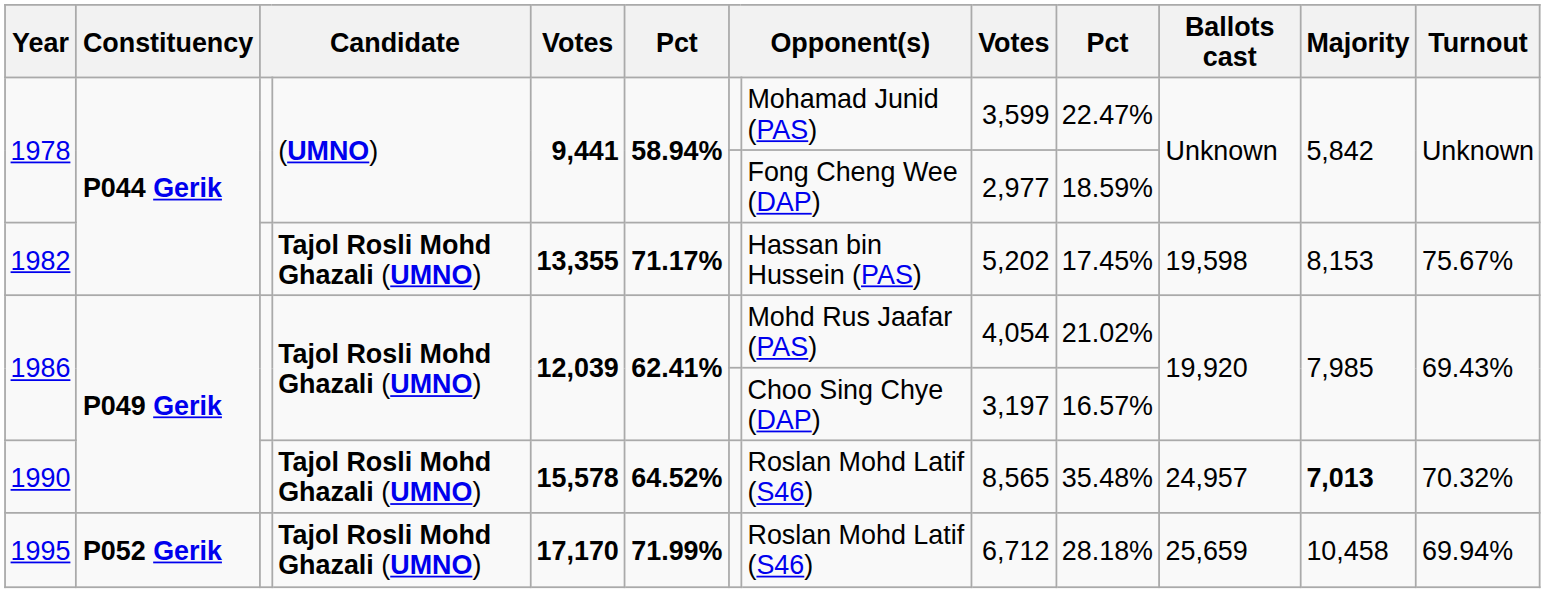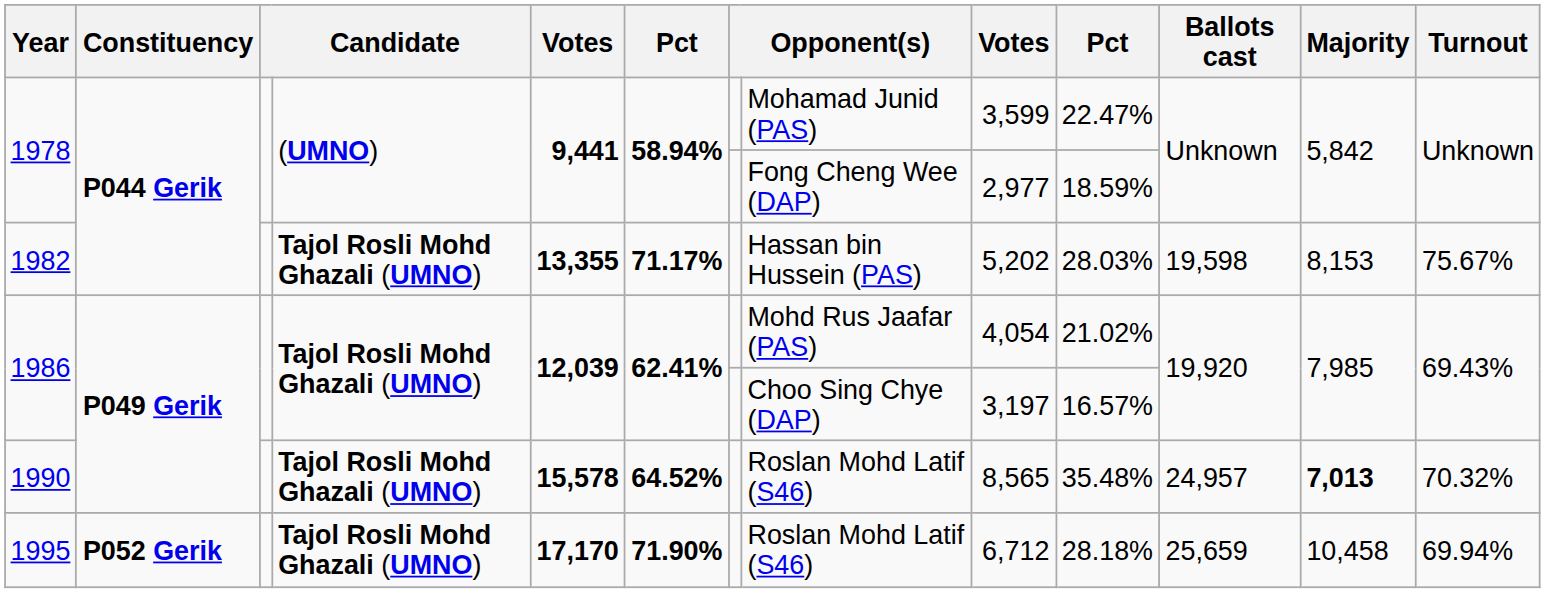(1107, 259) 17.45% -> (1107, 259) 28.03%
(677, 550) 71.99% -> (677, 550) 71.90%
